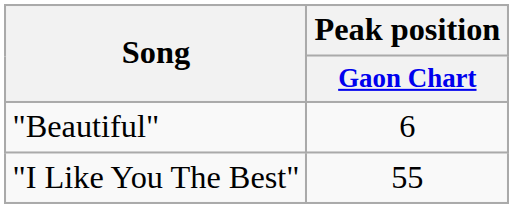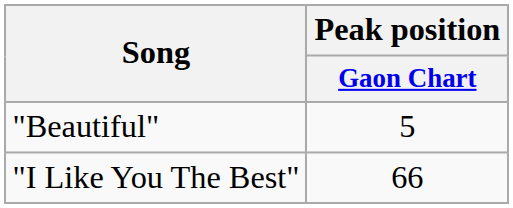(407, 126) 6 -> (407, 126) 5
(407, 177) 55 -> (407, 177) 66
